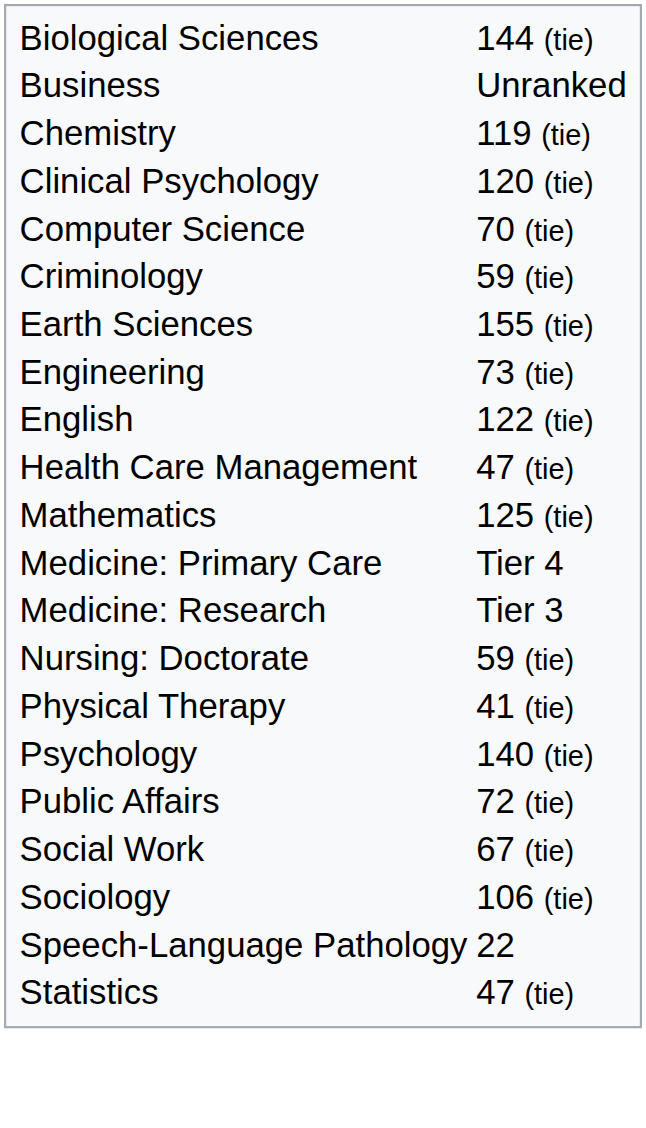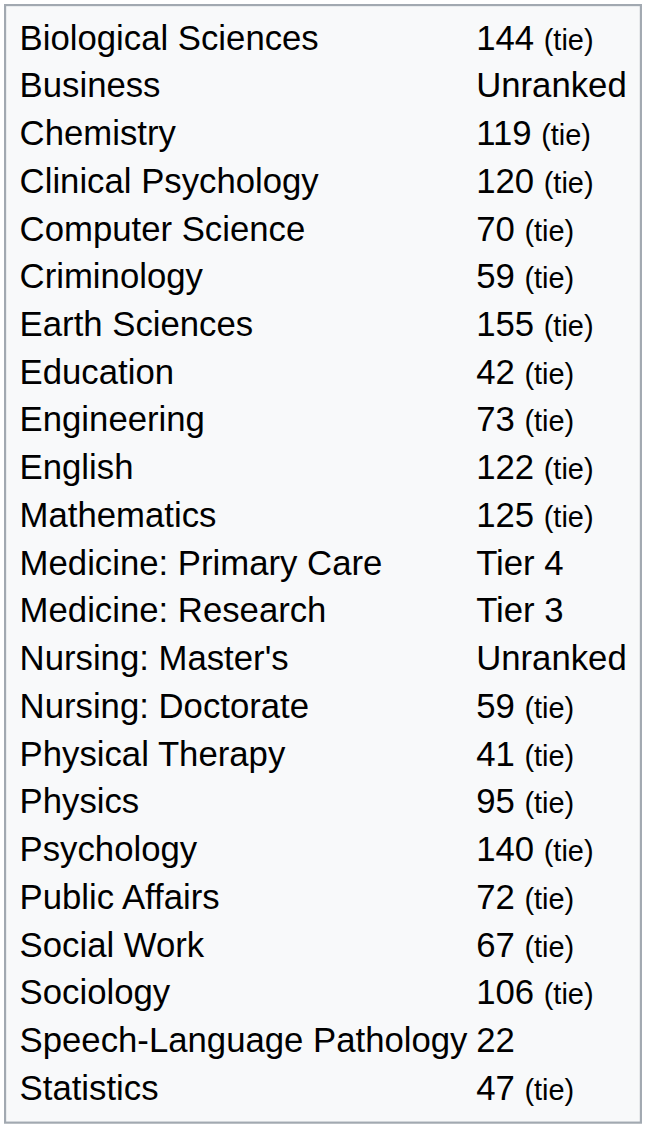+ row: (97, 372)
- row: (218, 468)
+ row: (154, 659)
+ row: (79, 802)
